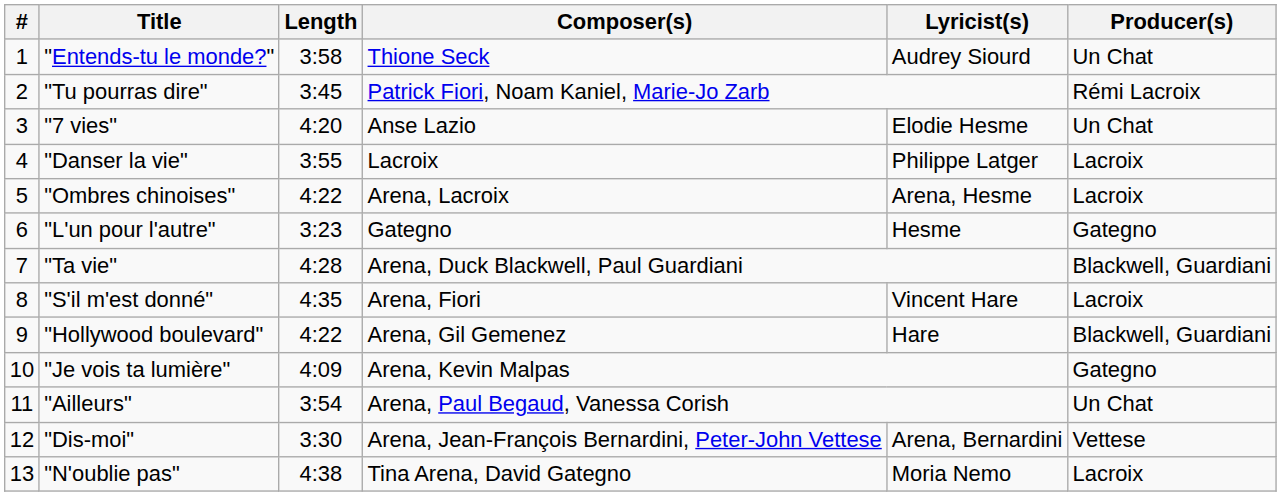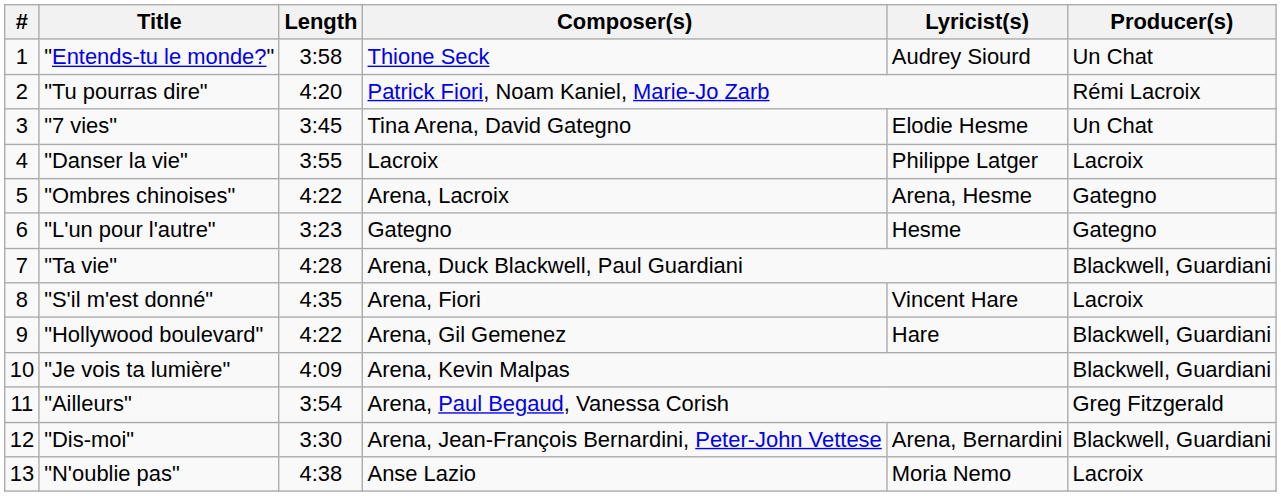(321, 91) 3:45 -> (321, 91) 4:20
(321, 126) 4:20 -> (321, 126) 3:45
(422, 126) Anse Lazio -> (499, 126) Tina Arena, David Gategno
(1108, 195) Lacroix -> (1115, 195) Gategno
(1115, 369) Gategno -> (1172, 369) Blackwell, Guardiani
(1113, 404) Un Chat -> (1148, 404) Greg Fitzgerald
(1109, 439) Vettese -> (1172, 439) Blackwell, Guardiani
(499, 473) Tina Arena, David Gategno -> (422, 473) Anse Lazio
